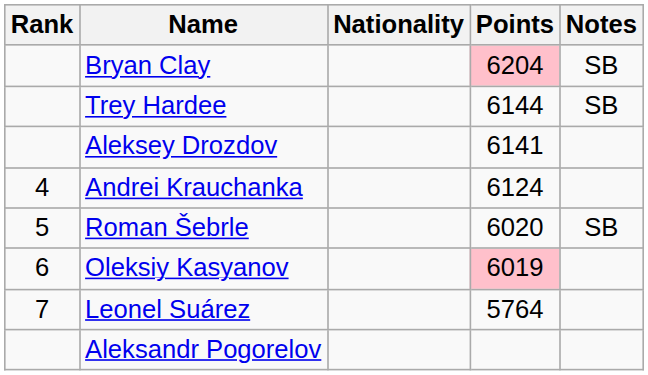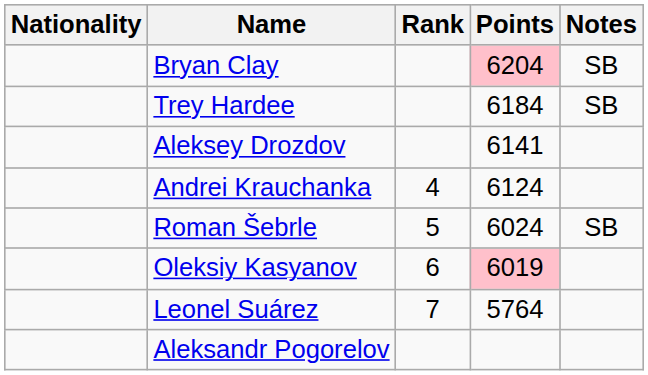columns swapped: (42, 24) <-> (399, 24)
(515, 106) 6144 -> (515, 106) 6184
(515, 227) 6020 -> (515, 227) 6024
